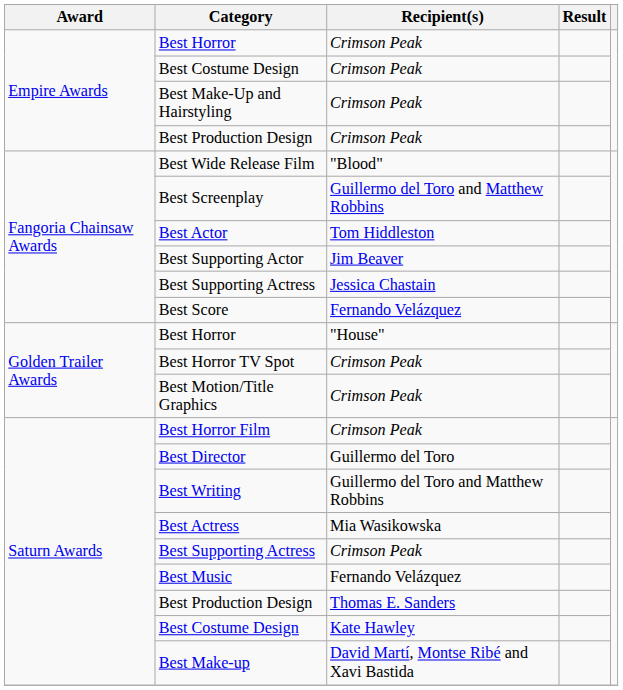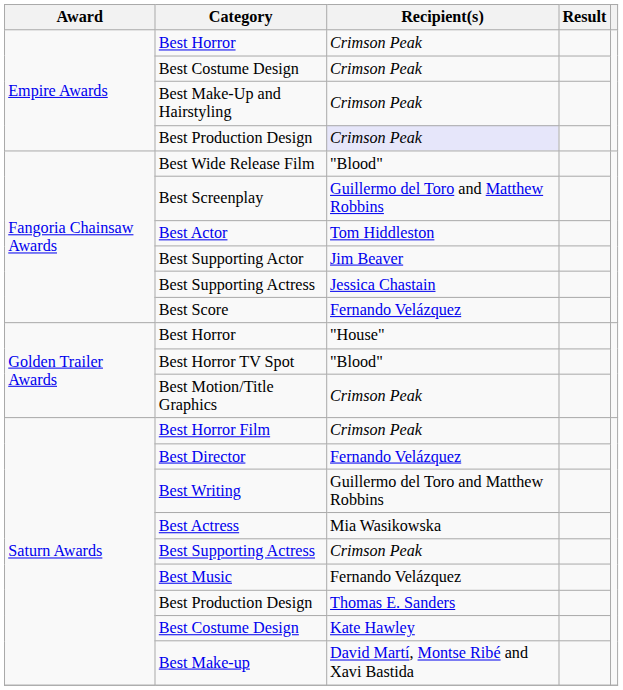(376, 138) no background -> (376, 138) lavender background
(376, 361) Crimson Peak -> (356, 361) "Blood"
(392, 456) Guillermo del Toro -> (396, 456) Fernando Velázquez
